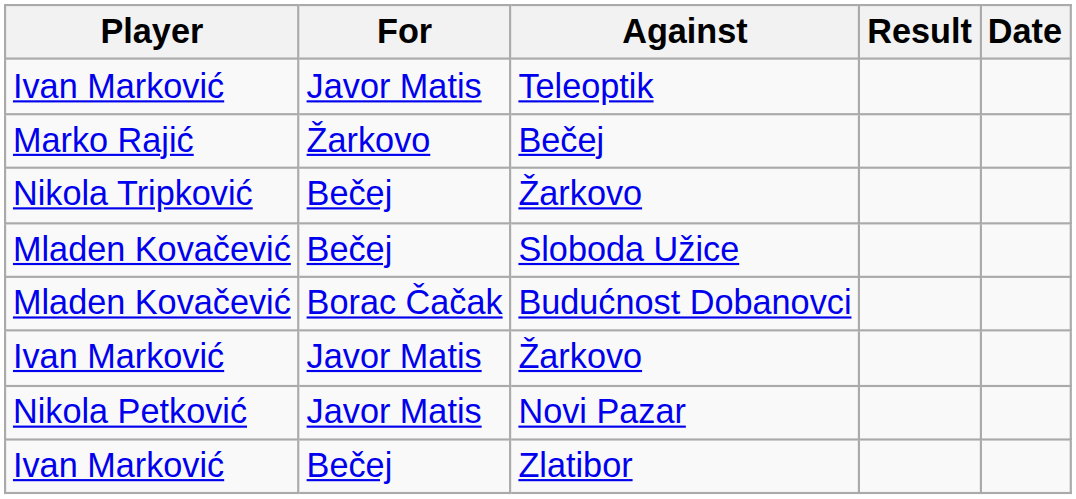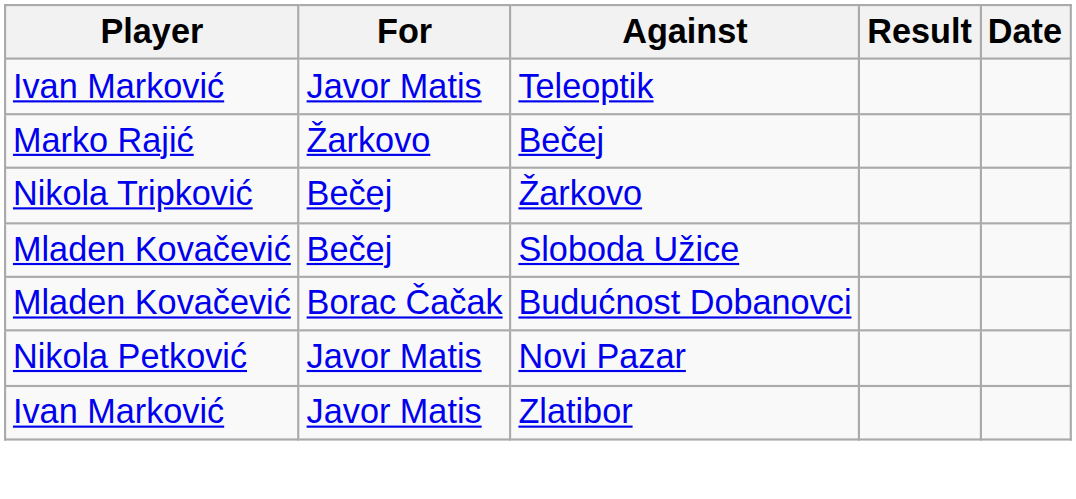- row: (119, 357)
(349, 466) Bečej -> (394, 411) Javor Matis
